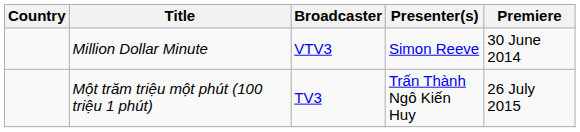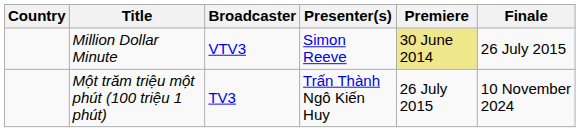+ column: (526, 16)
(514, 48) no background -> (426, 48) khaki background
